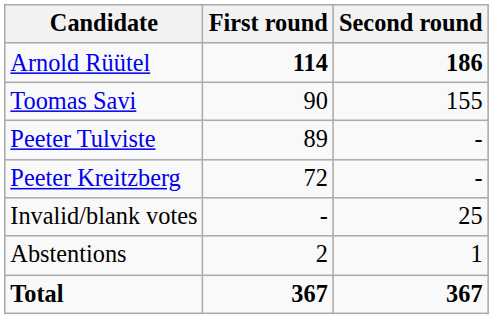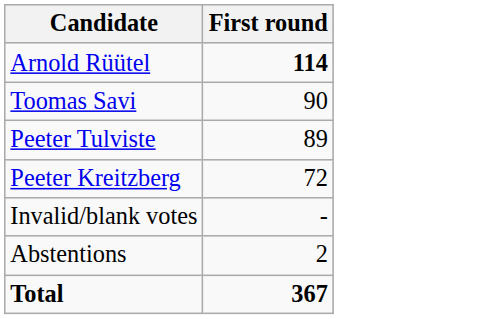- column: (411, 23)
